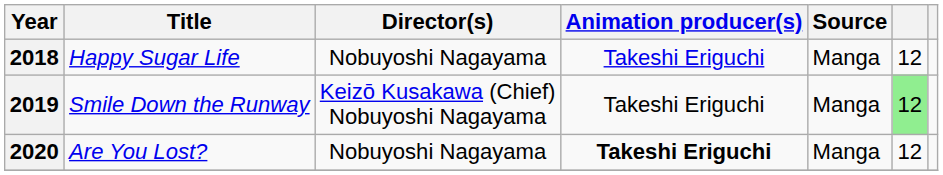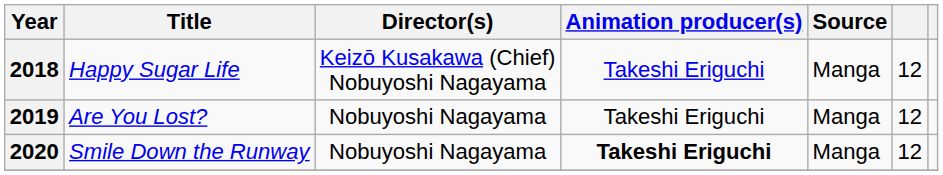(438, 57) Nobuyoshi Nagayama -> (438, 69) Keizō Kusakawa (Chief) Nobuyoshi Nagayama
(189, 104) Smile Down the Runway -> (138, 116) Are You Lost?
(438, 104) Keizō Kusakawa (Chief) Nobuyoshi Nagayama -> (438, 116) Nobuyoshi Nagayama
(910, 104) lightgreen background -> (910, 116) no background
(138, 151) Are You Lost? -> (189, 151) Smile Down the Runway
